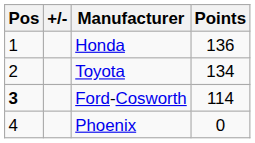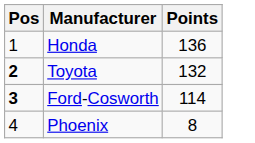- column: (57, 18)
(13, 72) normal -> (13, 72) bold
(220, 72) 134 -> (192, 72) 132
(220, 125) 0 -> (192, 125) 8
